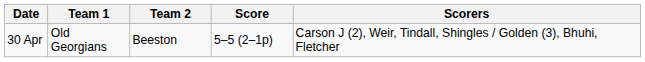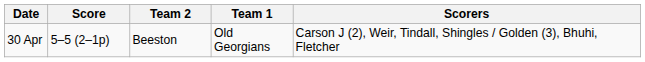columns swapped: (89, 14) <-> (252, 14)
